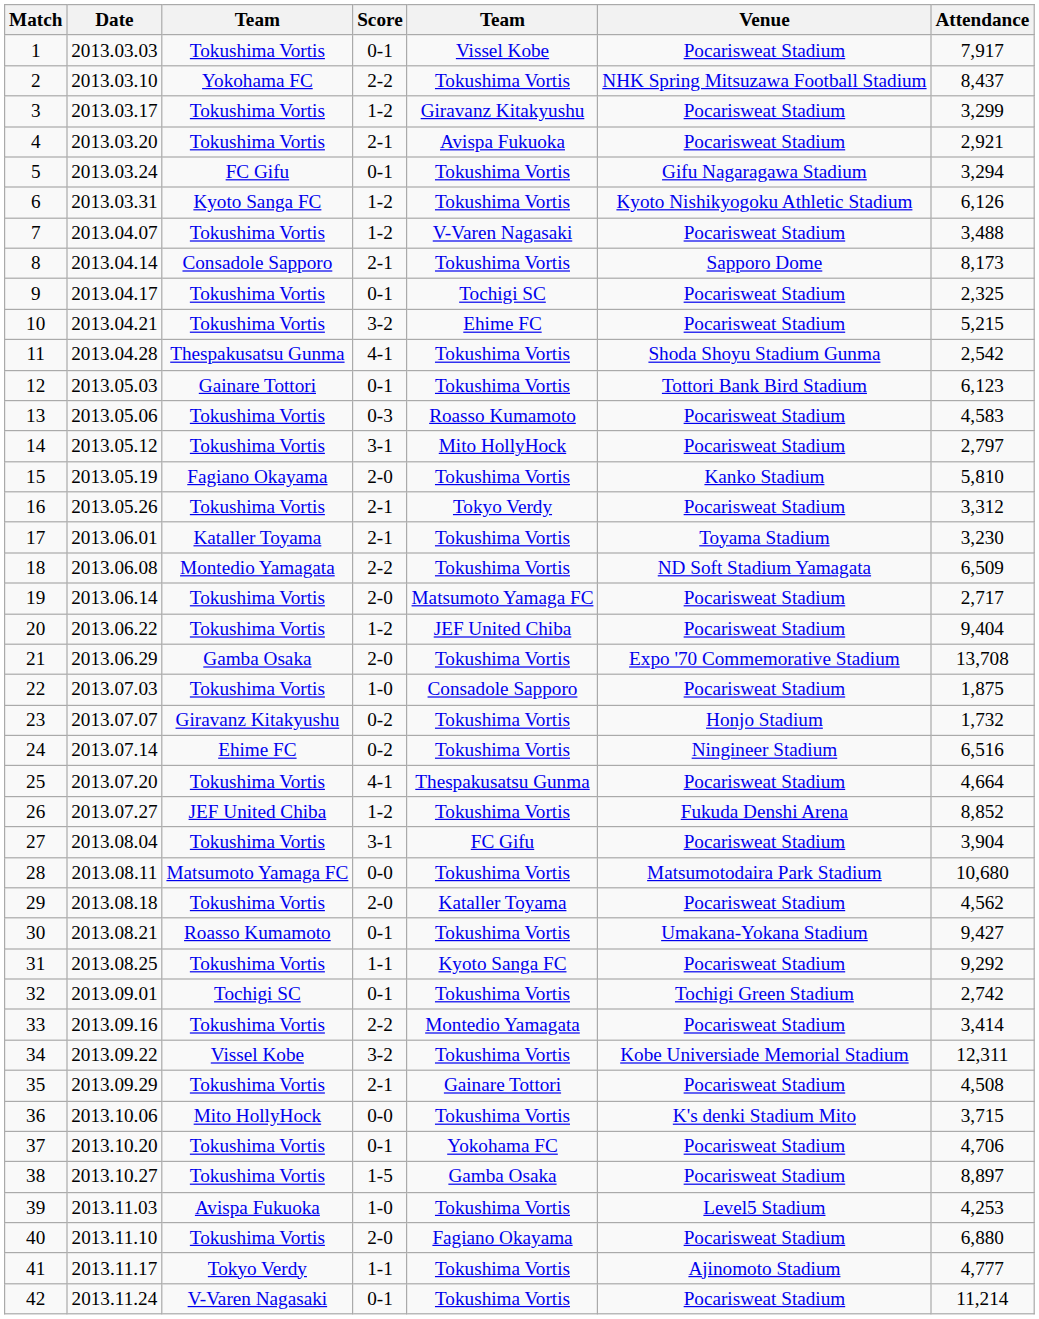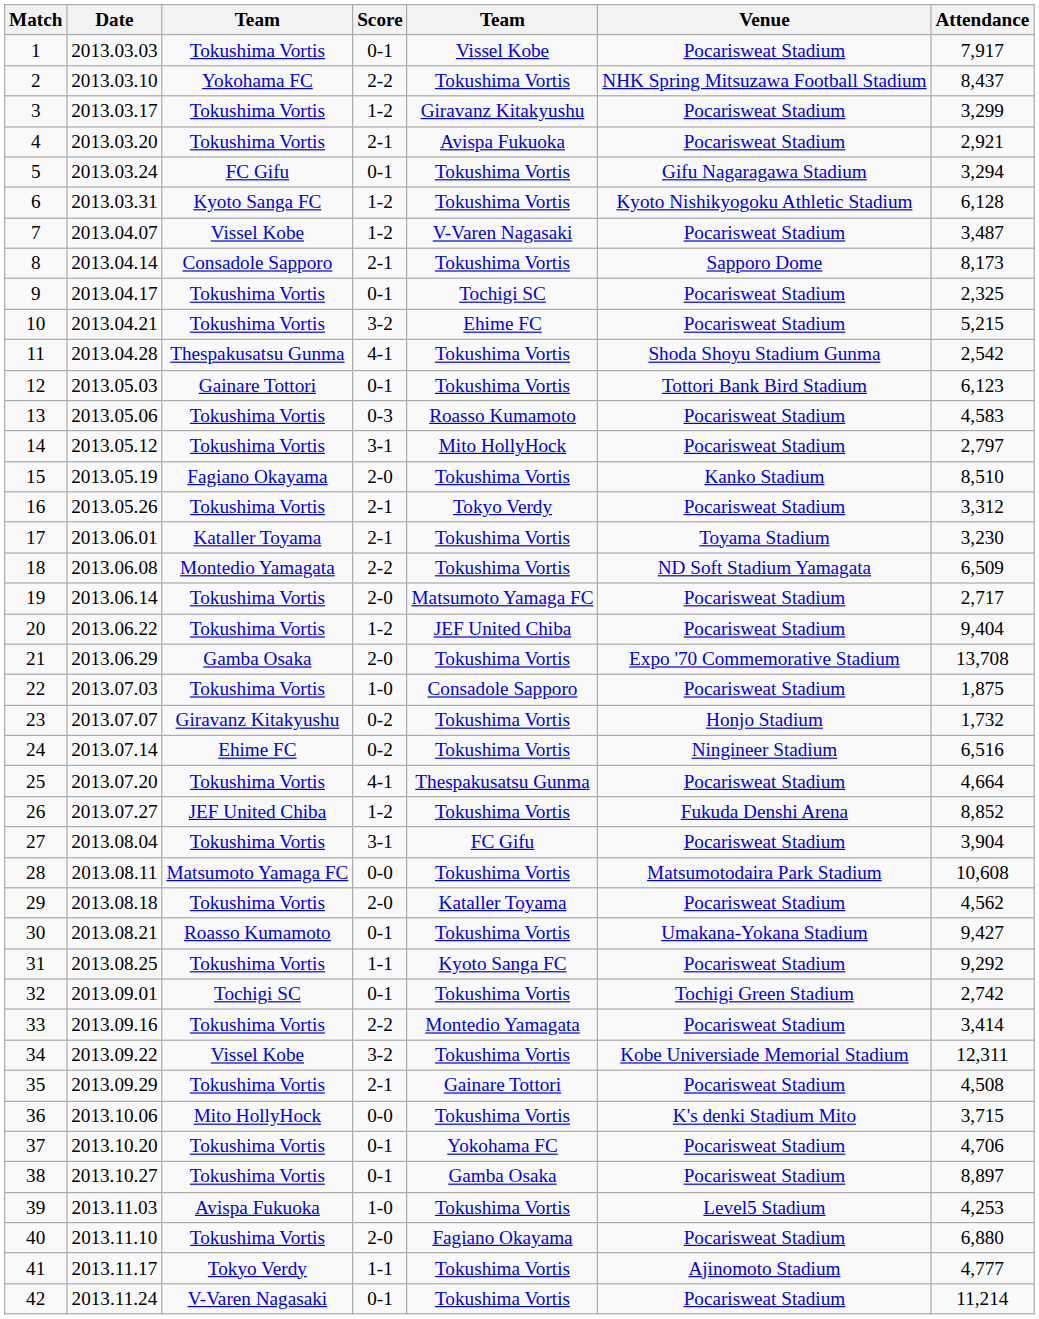(982, 202) 6,126 -> (982, 202) 6,128
(257, 232) Tokushima Vortis -> (257, 232) Vissel Kobe
(982, 232) 3,488 -> (982, 232) 3,487
(982, 476) 5,810 -> (982, 476) 8,510
(982, 872) 10,680 -> (982, 872) 10,608
(380, 1176) 1-5 -> (380, 1176) 0-1
